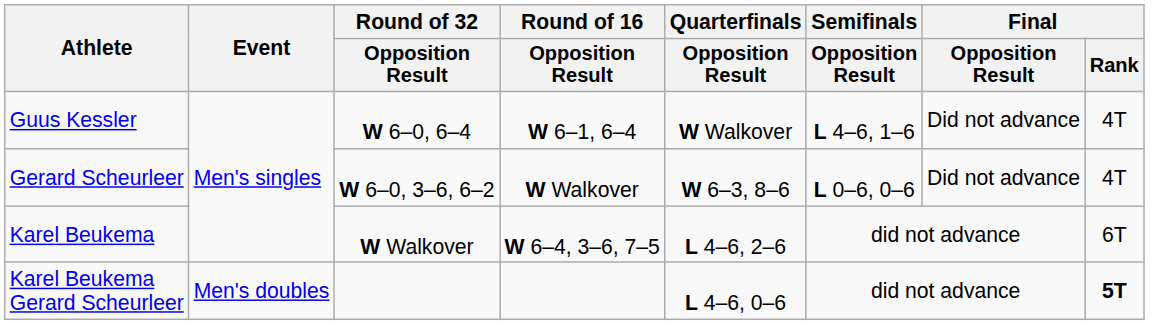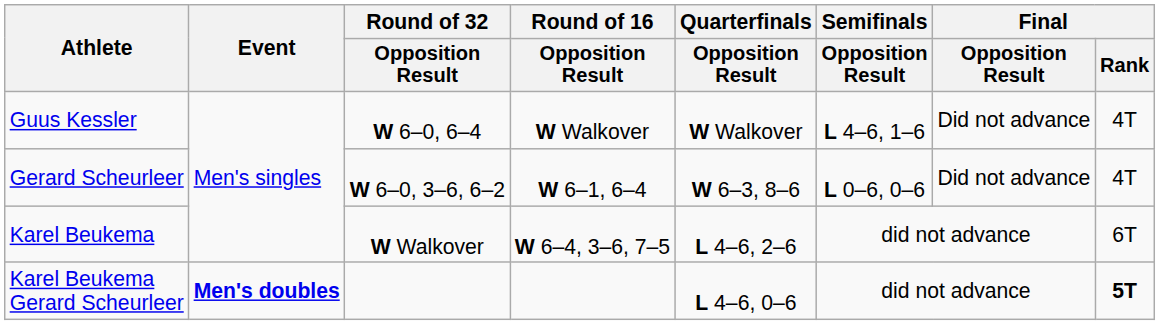(582, 132) W 6–1, 6–4 -> (592, 132) W Walkover
(582, 189) W Walkover -> (592, 189) W 6–1, 6–4
(262, 292) normal -> (267, 292) bold
